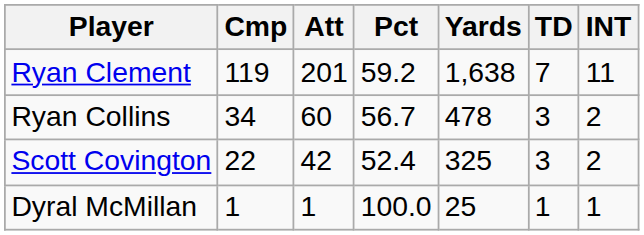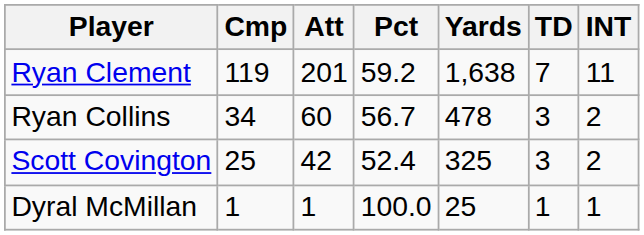(240, 161) 22 -> (240, 161) 25
